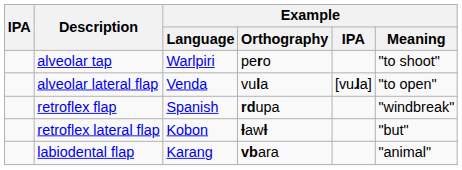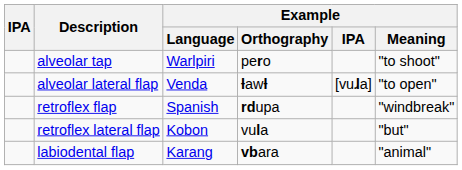(255, 84) vula -> (254, 84) ƚawƚ
(254, 130) ƚawƚ -> (255, 130) vula
